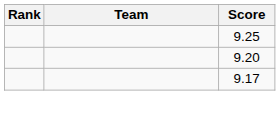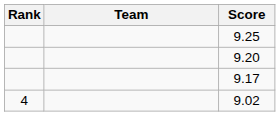+ row: (247, 100)
